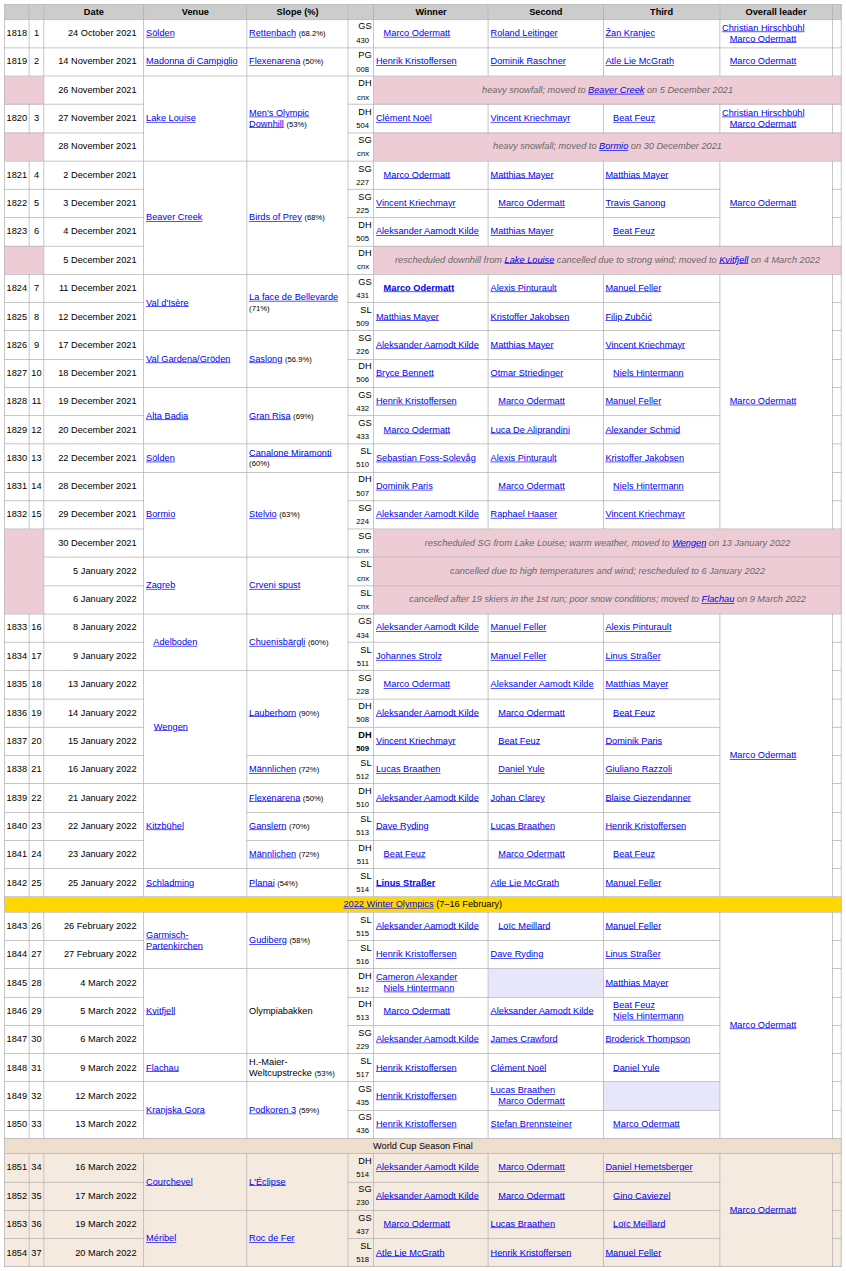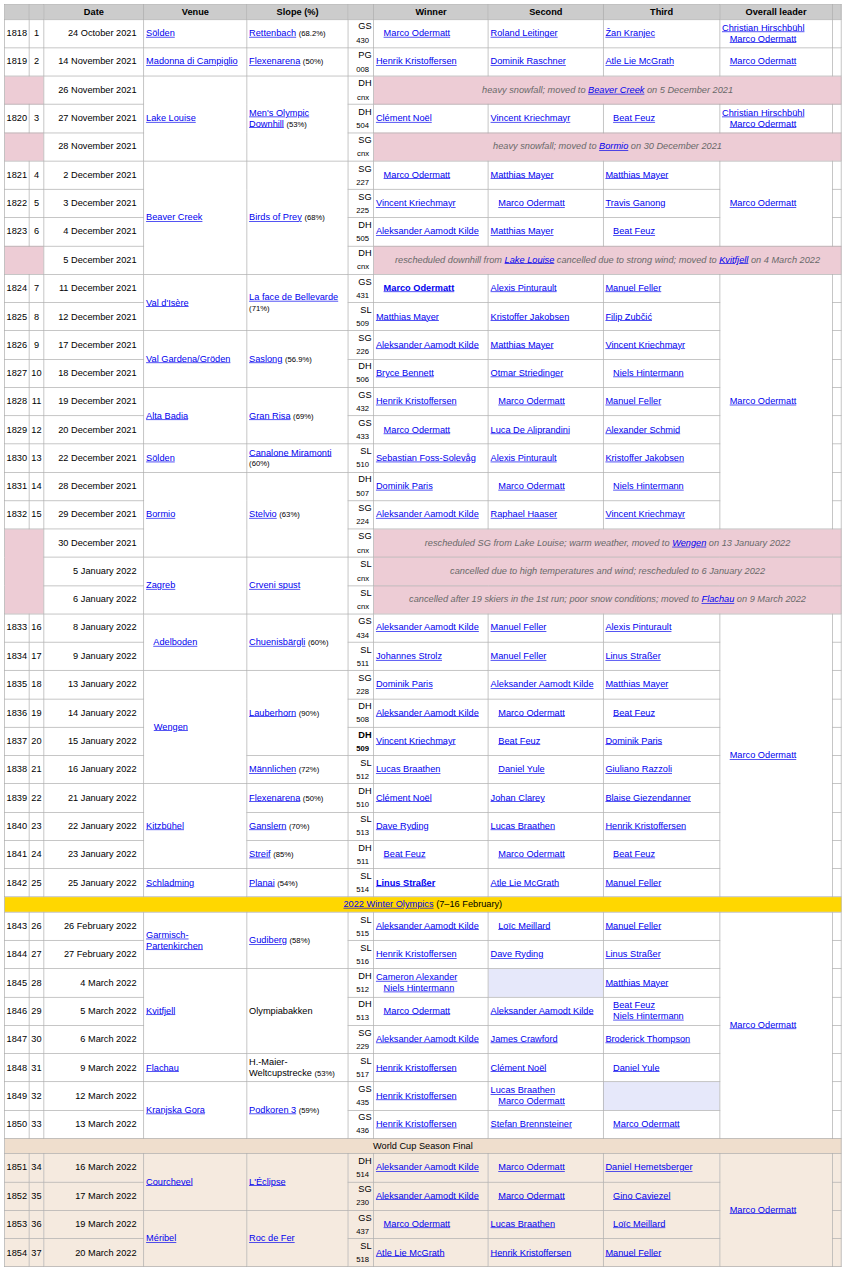(413, 684) Marco Odermatt -> (404, 684) Dominik Paris
(427, 797) Aleksander Aamodt Kilde -> (404, 797) Clément Noël
(284, 854) Männlichen (72%) -> (271, 854) Streif (85%)
